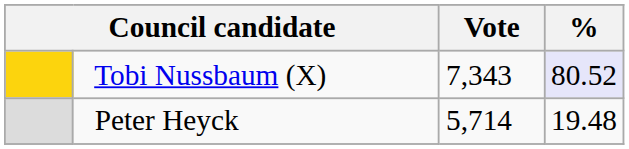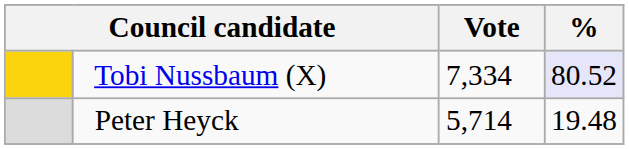(479, 74) 7,343 -> (479, 74) 7,334
